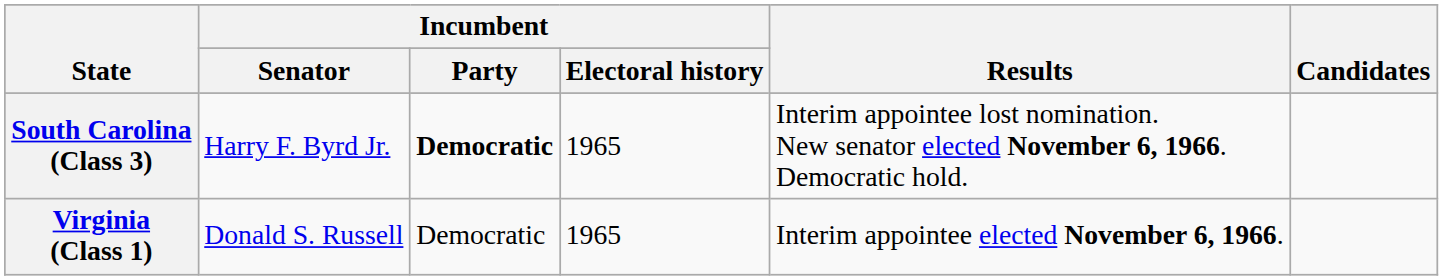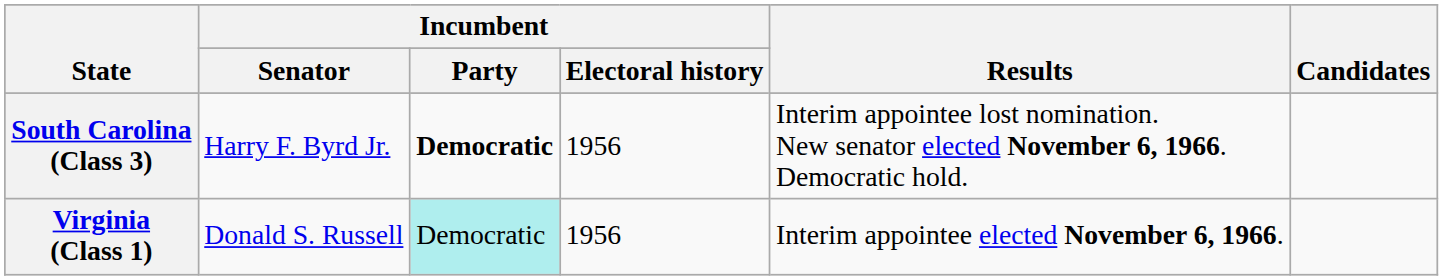(593, 145) 1965 -> (593, 145) 1956
(481, 235) no background -> (481, 235) paleturquoise background
(593, 235) 1965 -> (593, 235) 1956
